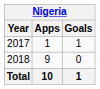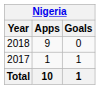rows swapped: (18, 44) <-> (18, 60)
